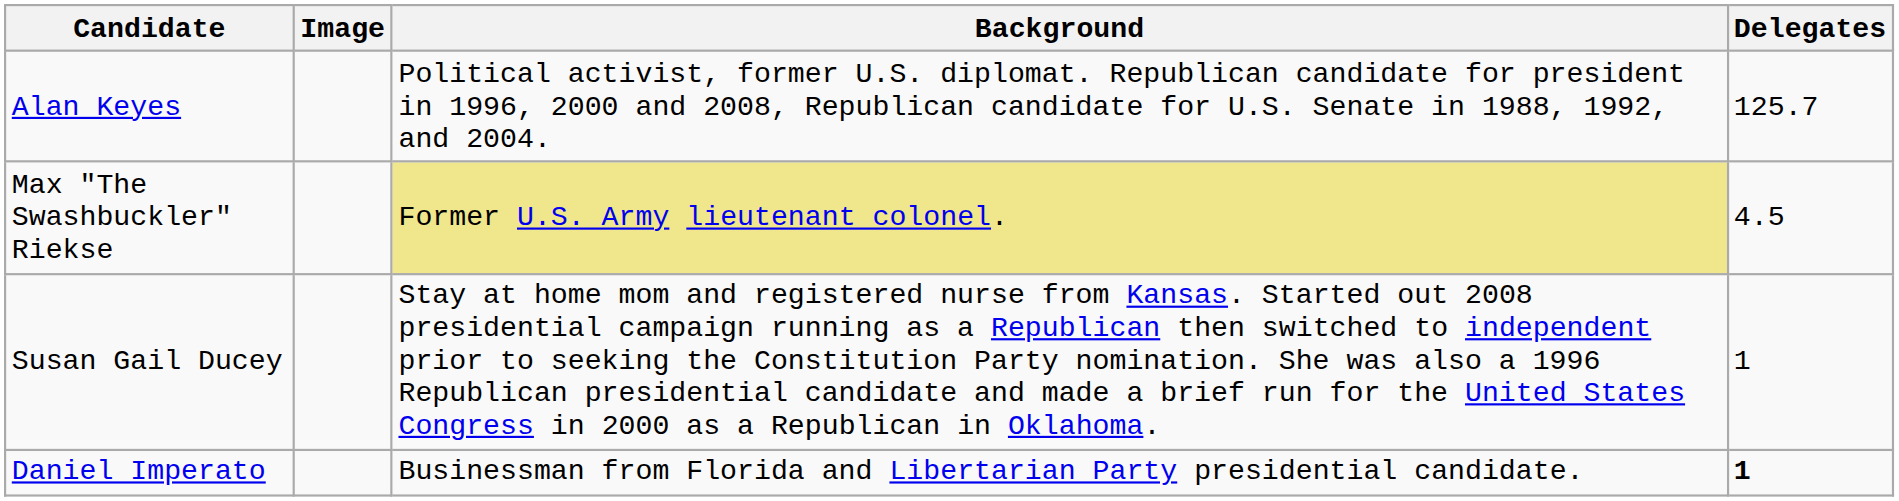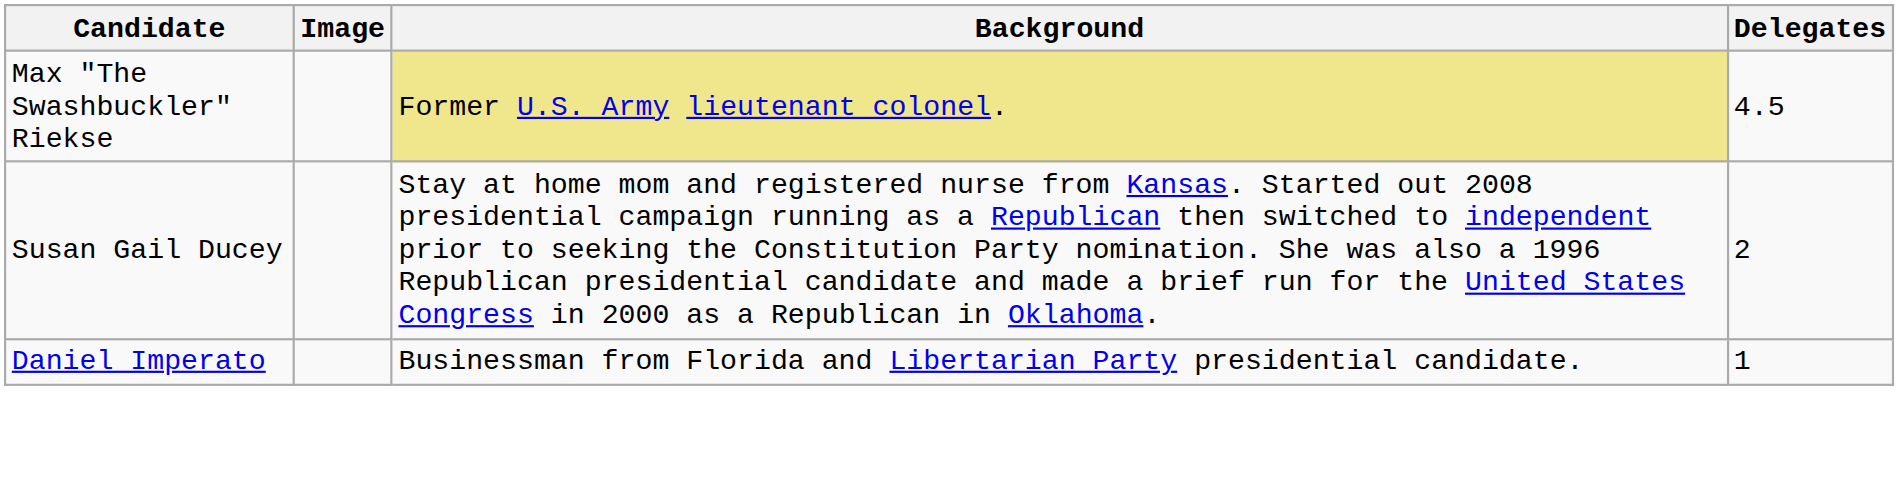- row: (96, 107)
(1742, 361) 1 -> (1742, 250) 2
(1742, 472) bold -> (1742, 361) normal
